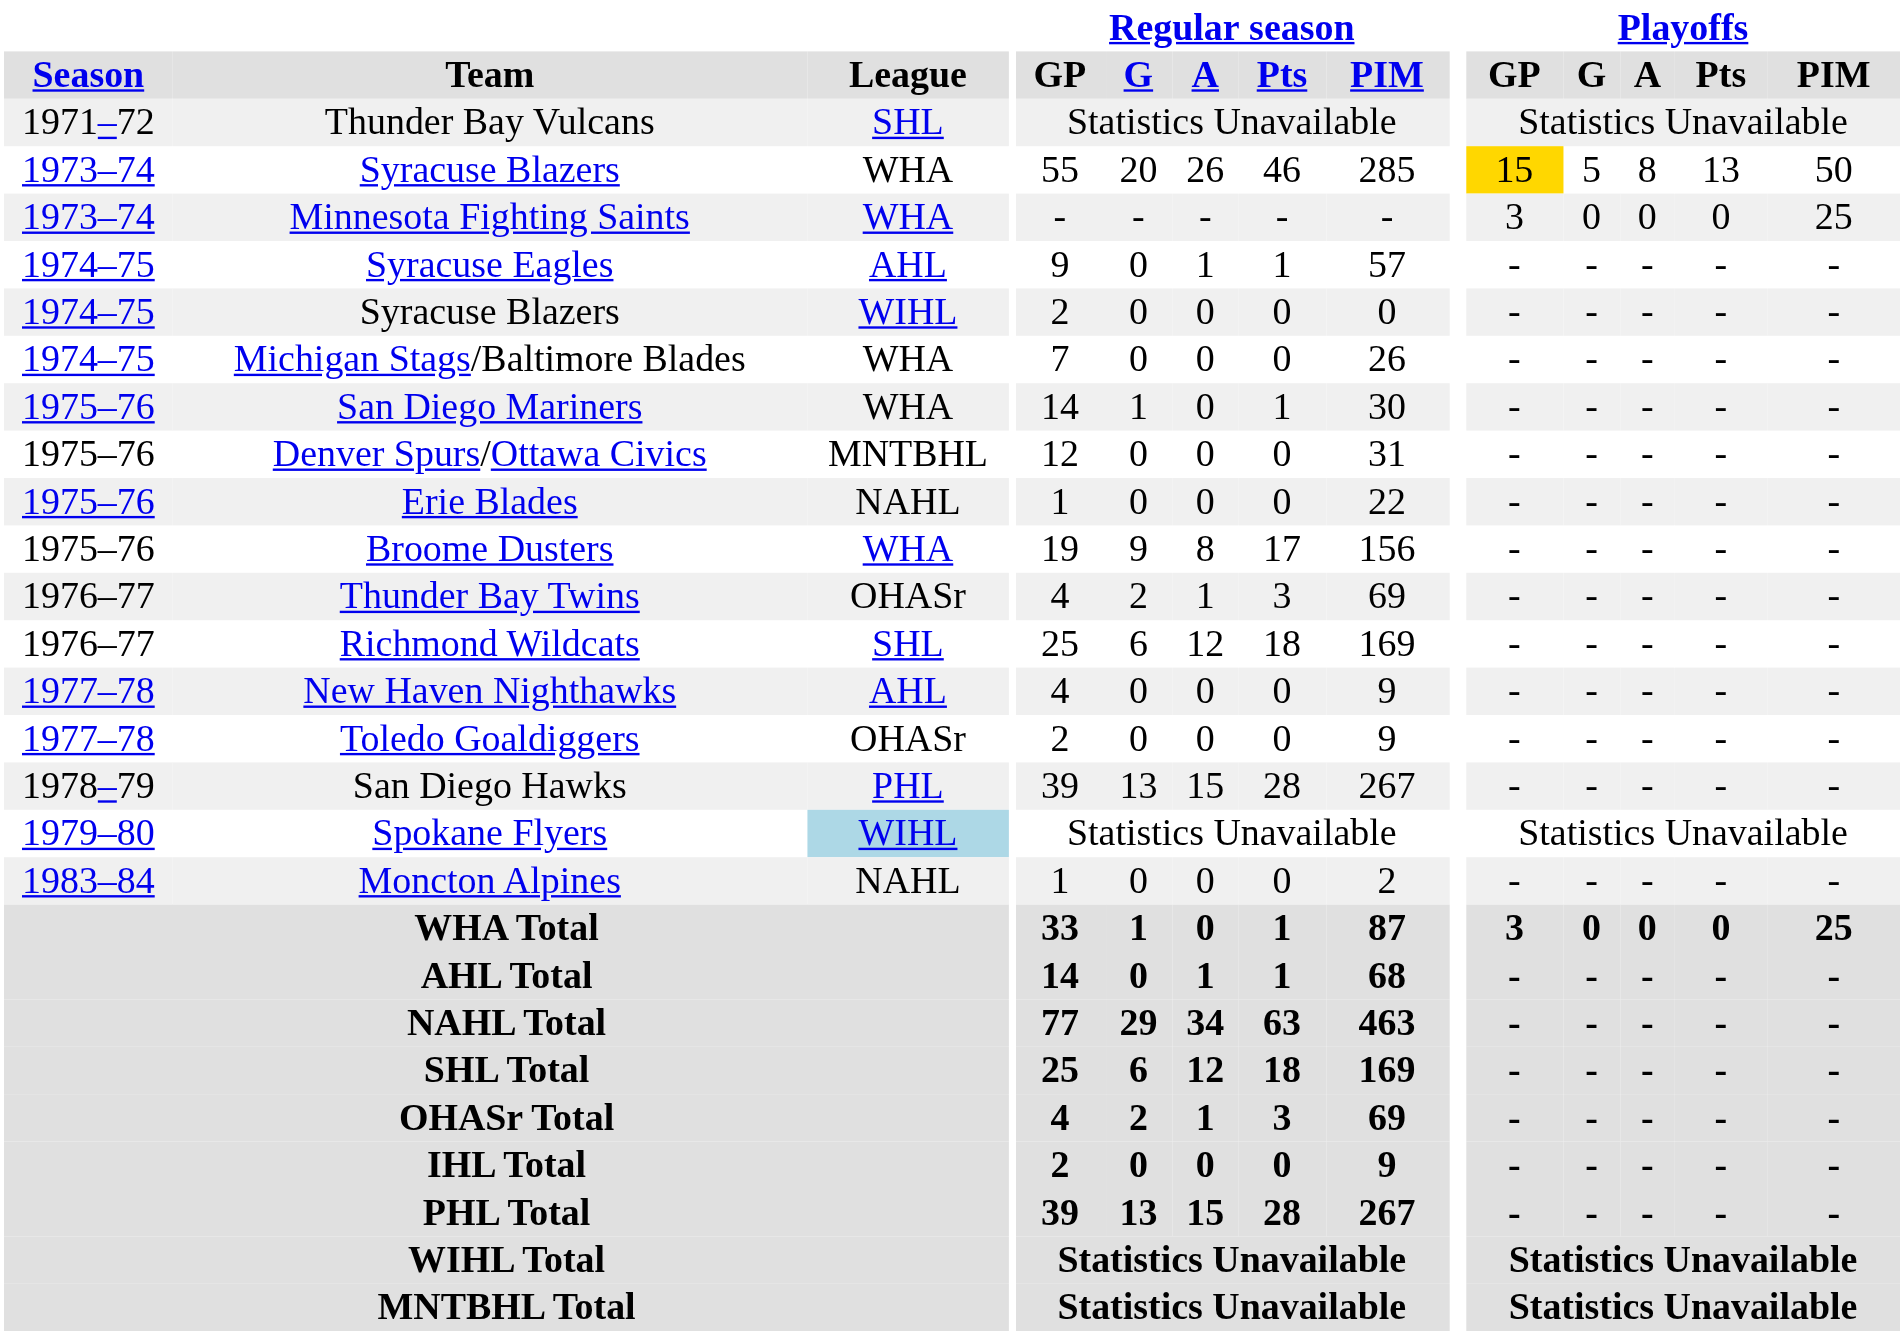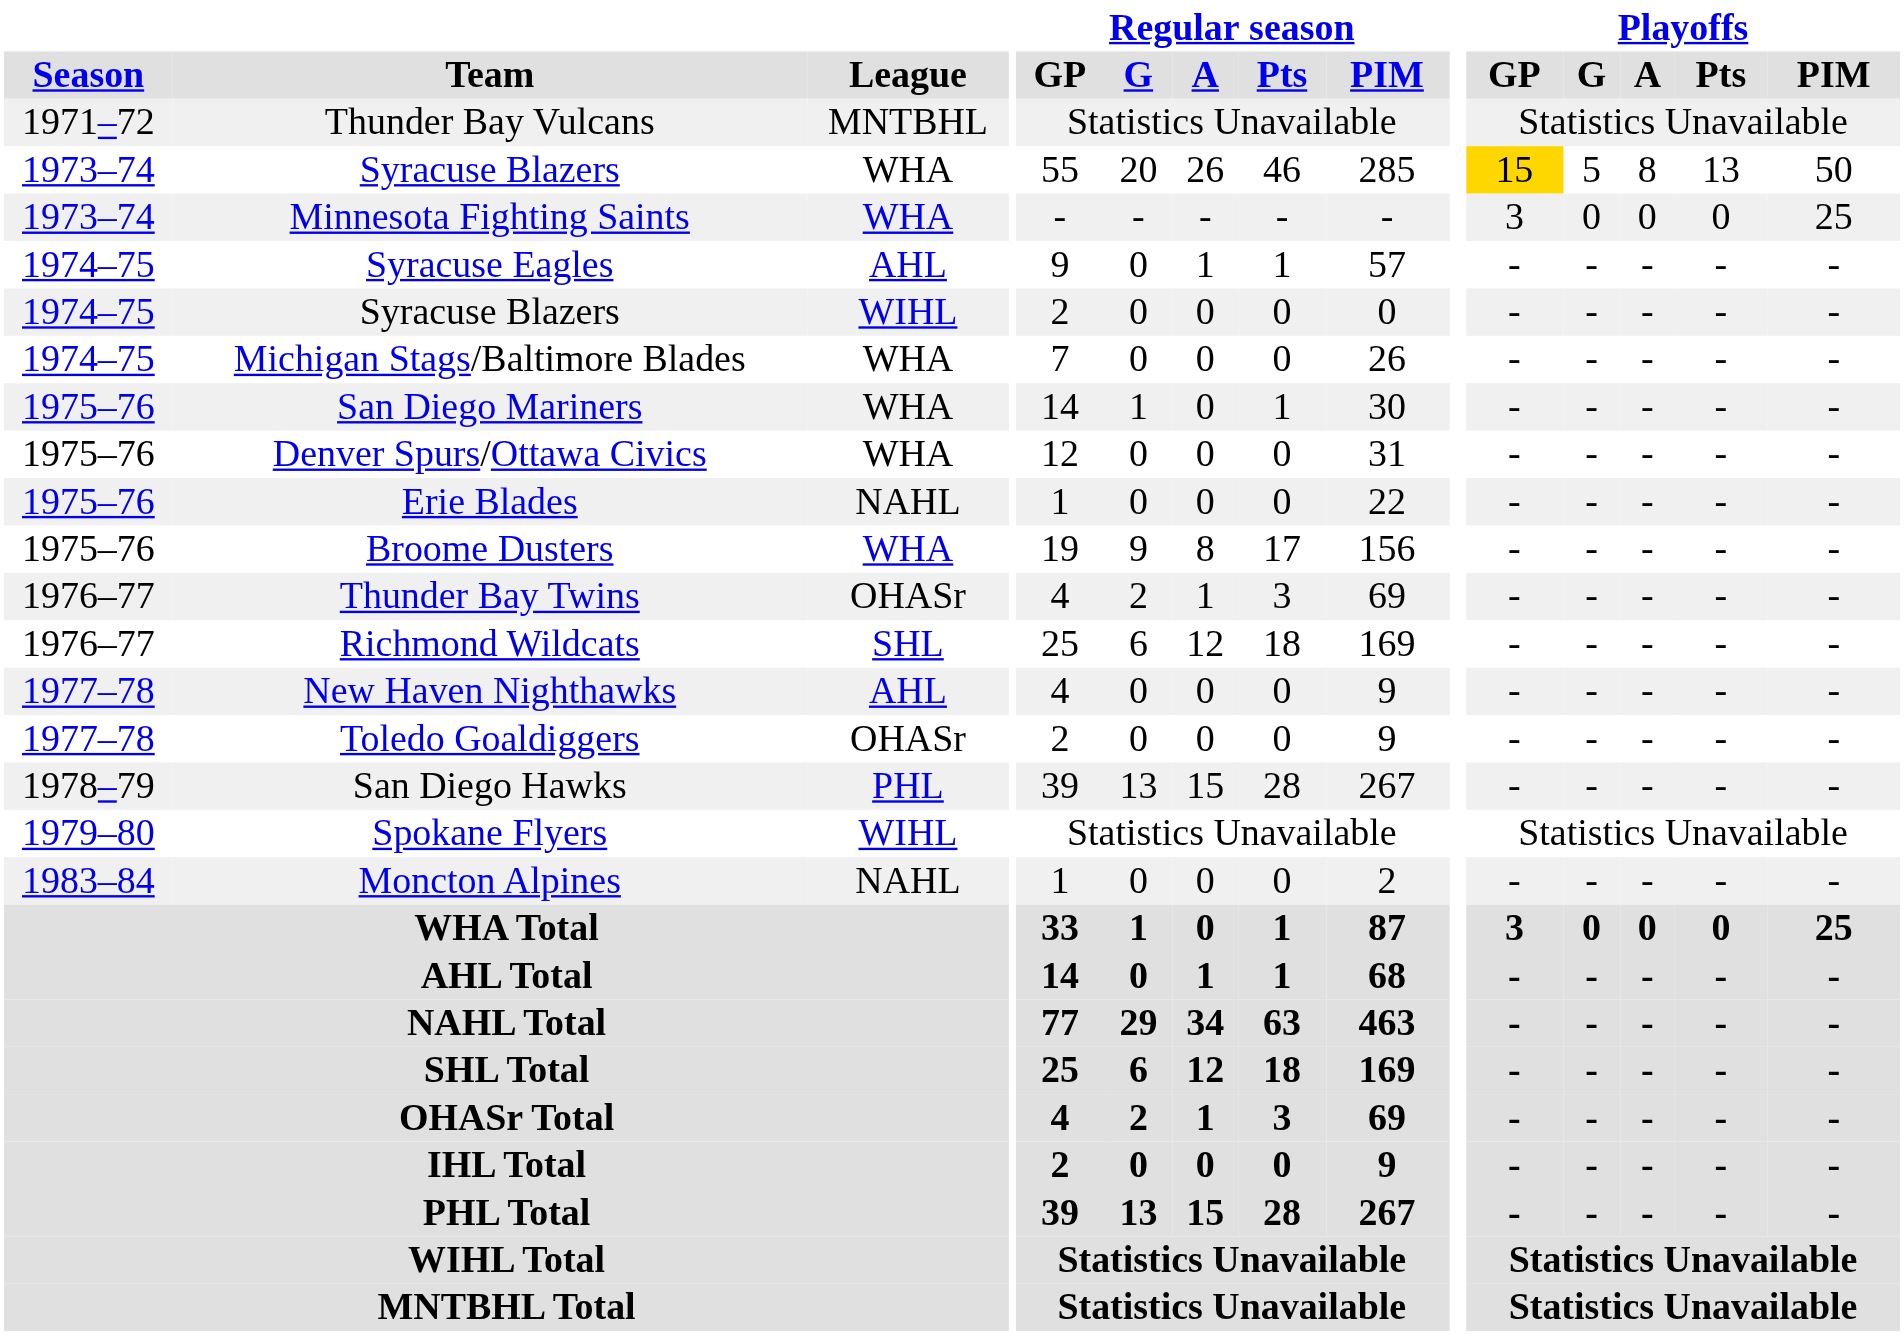(908, 121) SHL -> (908, 121) MNTBHL
(908, 453) MNTBHL -> (908, 453) WHA
(908, 832) lightblue background -> (908, 832) no background
